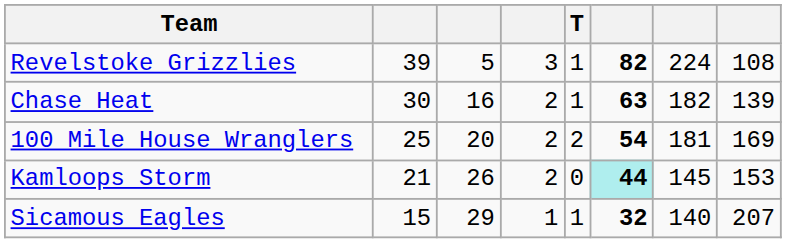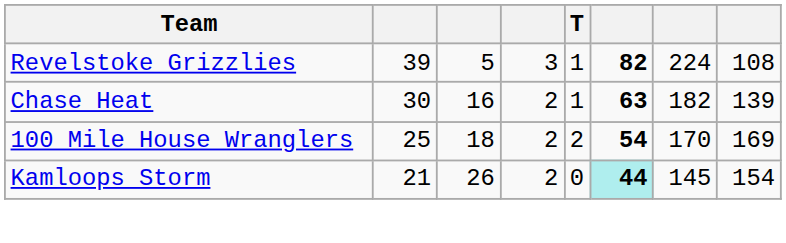(480, 141) 20 -> (480, 141) 18
(690, 141) 181 -> (690, 141) 170
(754, 179) 153 -> (754, 179) 154
- row: (118, 218)
